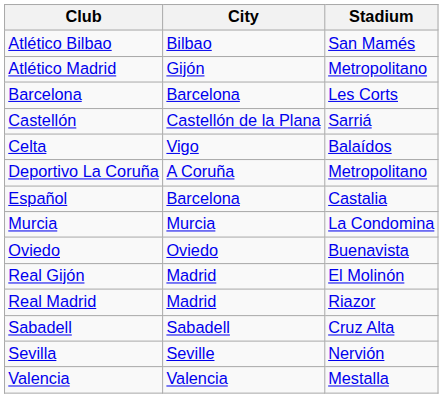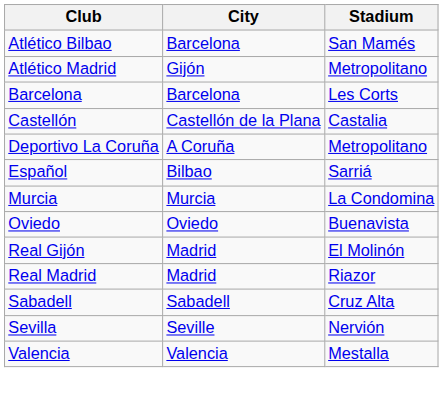(189, 43) Bilbao -> (203, 43) Barcelona
(350, 120) Sarriá -> (358, 120) Castalia
- row: (27, 146)
(203, 198) Barcelona -> (189, 172) Bilbao
(358, 198) Castalia -> (350, 172) Sarriá
